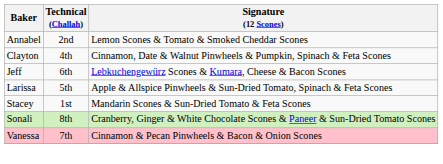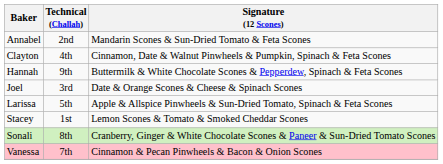(199, 39) Lemon Scones & Tomato & Smoked Cheddar Scones -> (201, 39) Mandarin Scones & Sun-Dried Tomato & Feta Scones
+ row: (22, 71)
- row: (14, 71)
+ row: (15, 87)
(201, 103) Mandarin Scones & Sun-Dried Tomato & Feta Scones -> (199, 119) Lemon Scones & Tomato & Smoked Cheddar Scones
